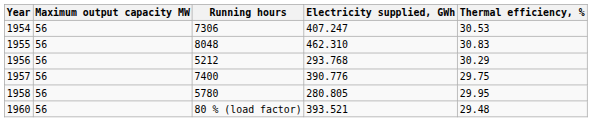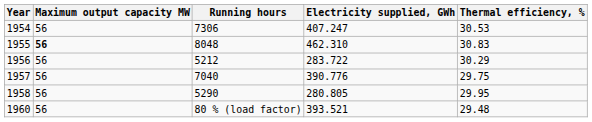(41, 45) normal -> (41, 45) bold
(327, 61) 293.768 -> (327, 61) 283.722
(206, 77) 7400 -> (206, 77) 7040
(206, 93) 5780 -> (206, 93) 5290
